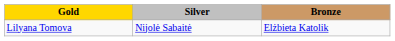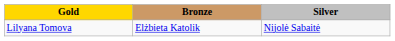columns swapped: (197, 12) <-> (326, 12)
